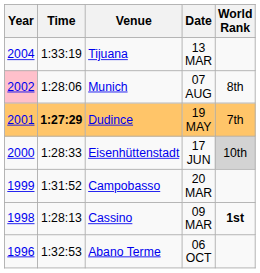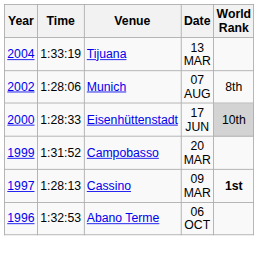(21, 87) pink background -> (21, 87) no background
- row: (111, 120)
(21, 219) 1998 -> (21, 186) 1997
